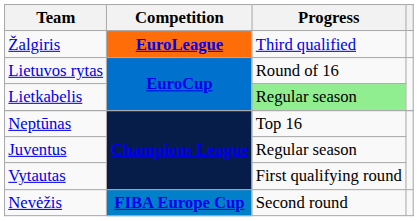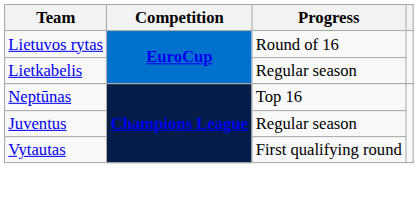- row: (34, 44)
(306, 96) lightgreen background -> (306, 70) no background
- row: (35, 202)
